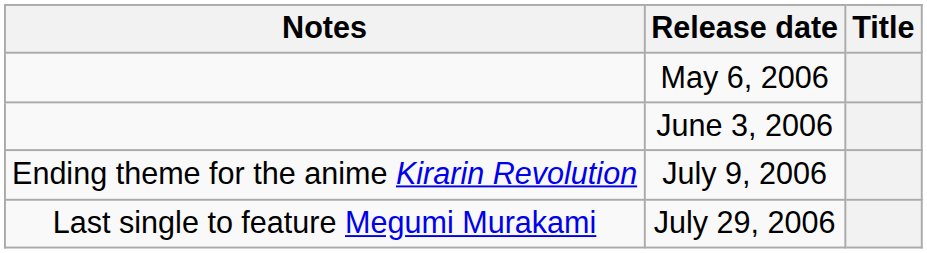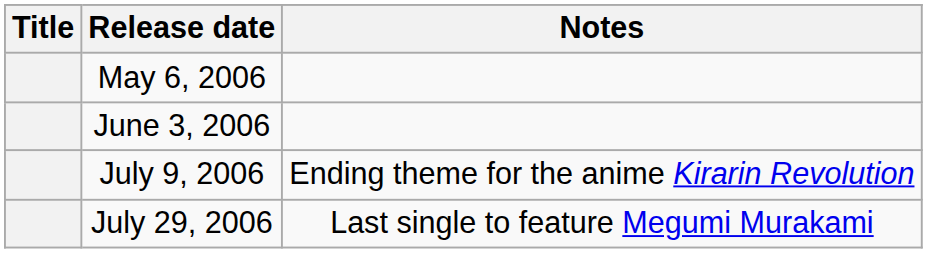columns swapped: (883, 28) <-> (325, 28)
